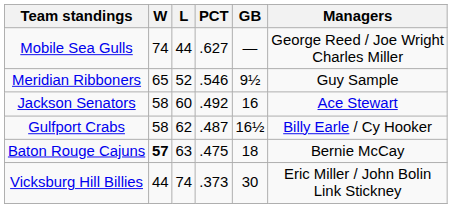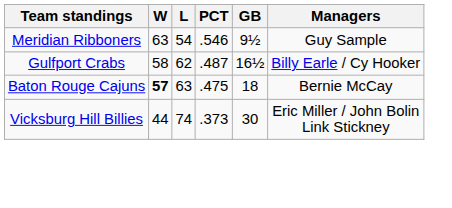- row: (77, 48)
(160, 80) 65 -> (160, 39) 63
(184, 80) 52 -> (184, 39) 54
- row: (77, 103)
